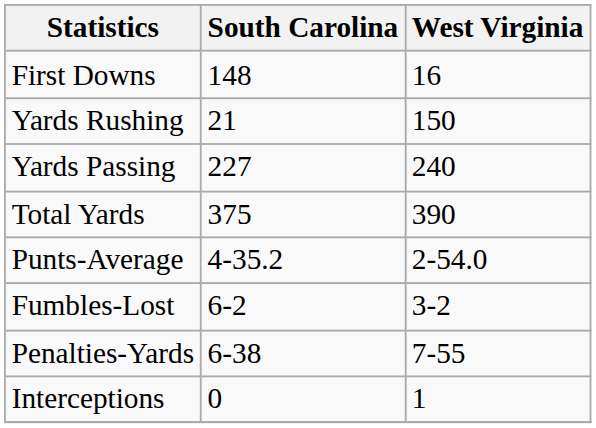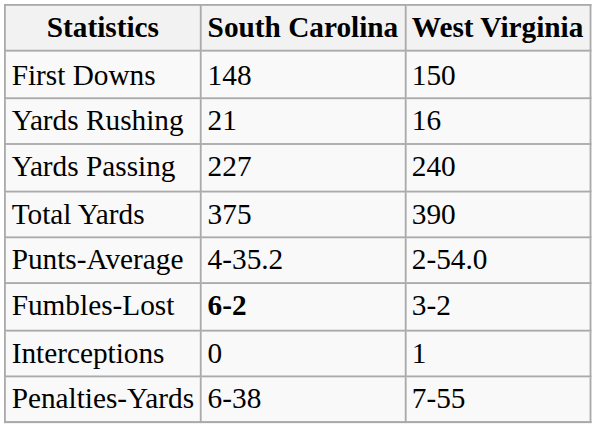(426, 74) 16 -> (434, 74) 150
(434, 120) 150 -> (426, 120) 16
(227, 306) normal -> (227, 306) bold
rows swapped: (88, 399) <-> (103, 352)
